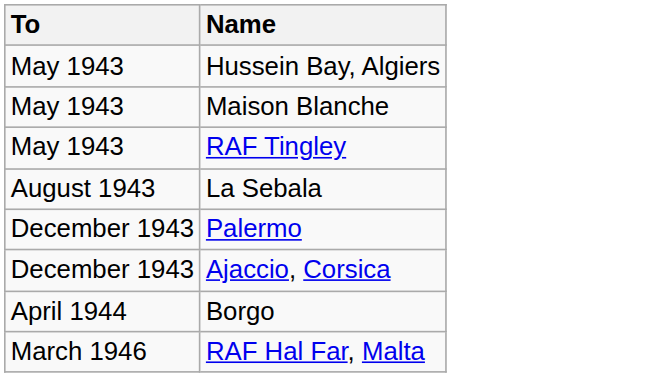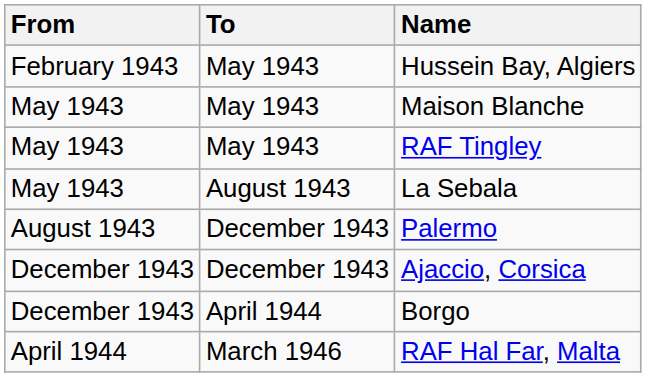+ column: (43, 24)
